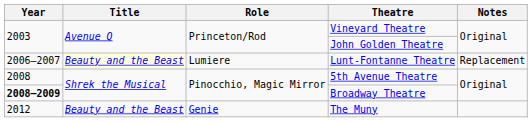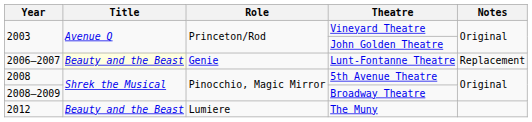(209, 61) Lumiere -> (204, 61) Genie
(34, 93) bold -> (34, 93) normal
(204, 109) Genie -> (209, 109) Lumiere
